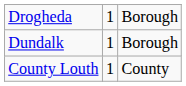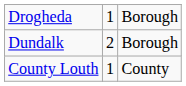(110, 42) 1 -> (110, 42) 2
